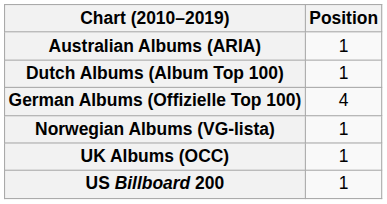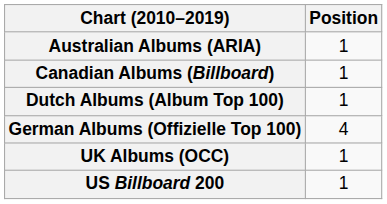+ row: (155, 73)
- row: (155, 128)
